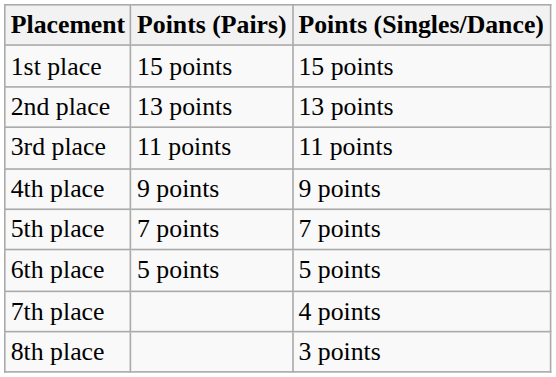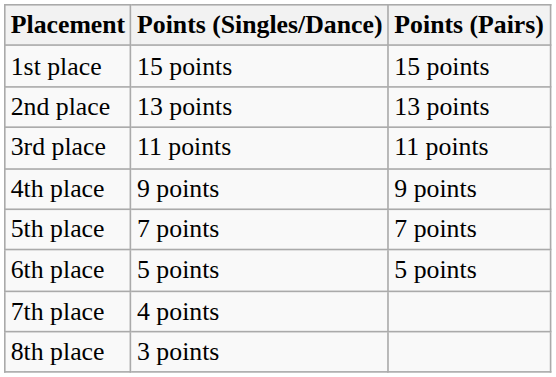columns swapped: (421, 24) <-> (212, 24)
